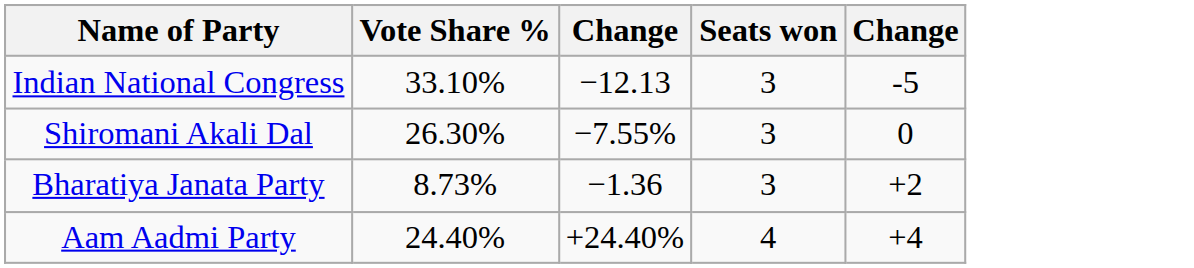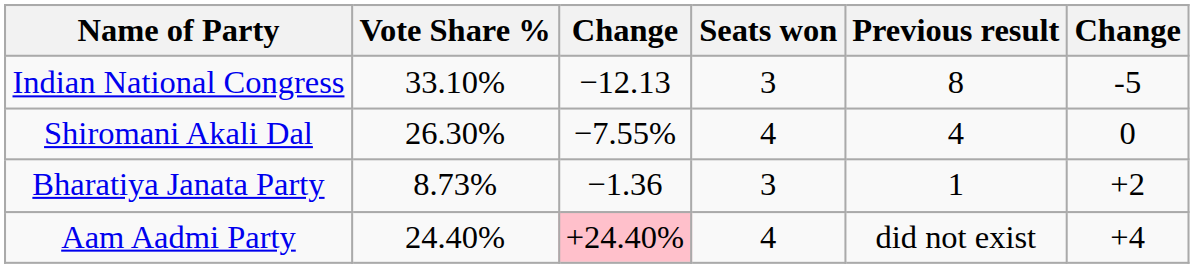+ column: (956, 30)
(768, 133) 3 -> (768, 133) 4
(625, 236) no background -> (625, 236) pink background
